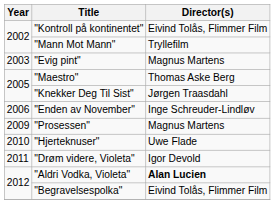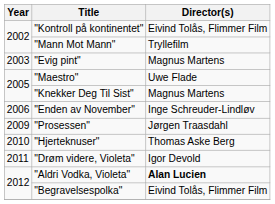(191, 77) Thomas Aske Berg -> (173, 77) Uwe Flade
(188, 93) Jørgen Traasdahl -> (186, 93) Magnus Martens
(186, 126) Magnus Martens -> (188, 126) Jørgen Traasdahl
(173, 142) Uwe Flade -> (191, 142) Thomas Aske Berg
